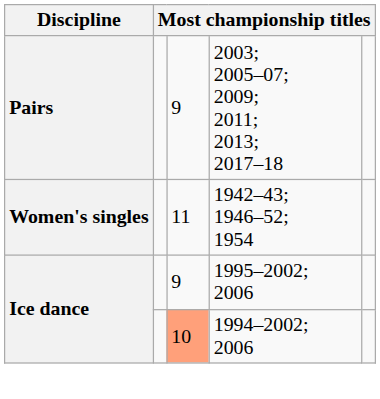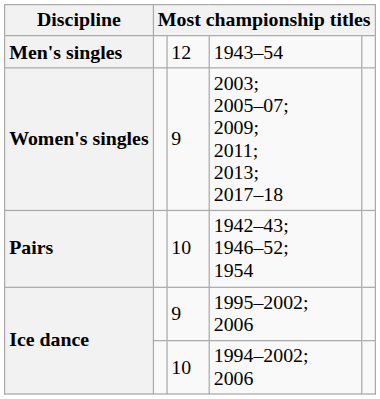+ row: (248, 51)
(31, 107) Pairs -> (79, 138) Women's singles
(79, 217) Women's singles -> (31, 248) Pairs
(181, 217) 11 -> (181, 248) 10
(181, 335) lightsalmon background -> (181, 367) no background
